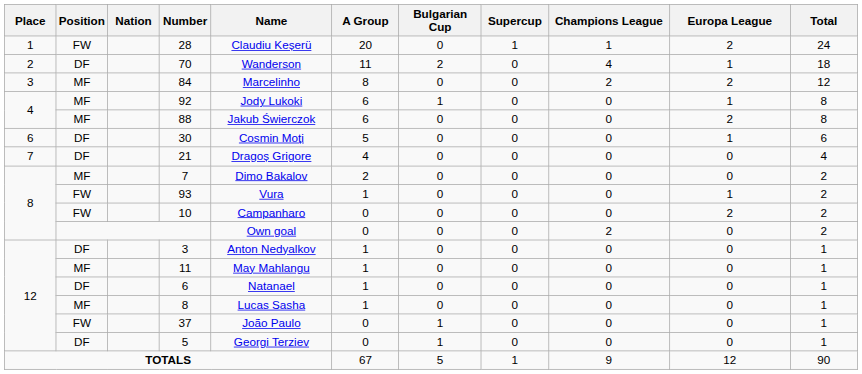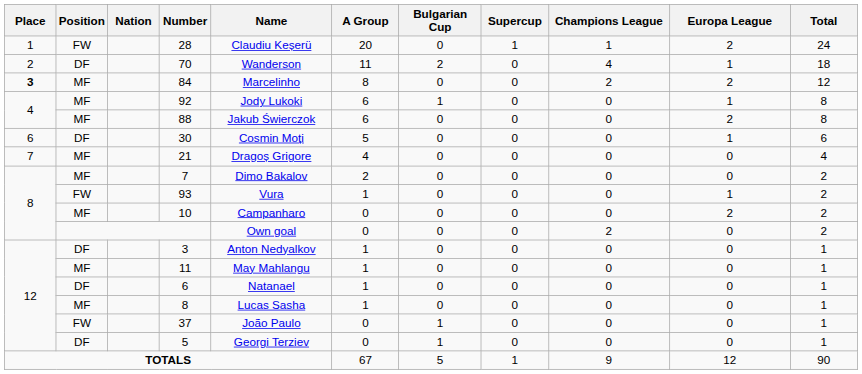(30, 83) normal -> (30, 83) bold
(82, 157) DF -> (82, 157) MF
(82, 212) FW -> (82, 212) MF
